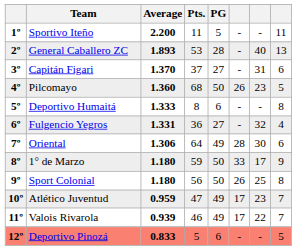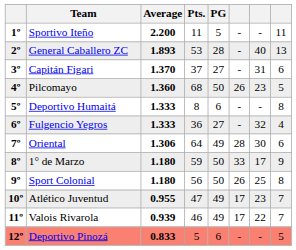(163, 124) 1.331 -> (163, 124) 1.333
(163, 199) 0.959 -> (163, 199) 0.955
